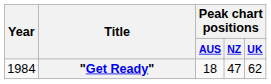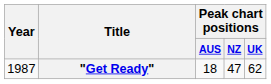(21, 68) 1984 -> (21, 68) 1987
